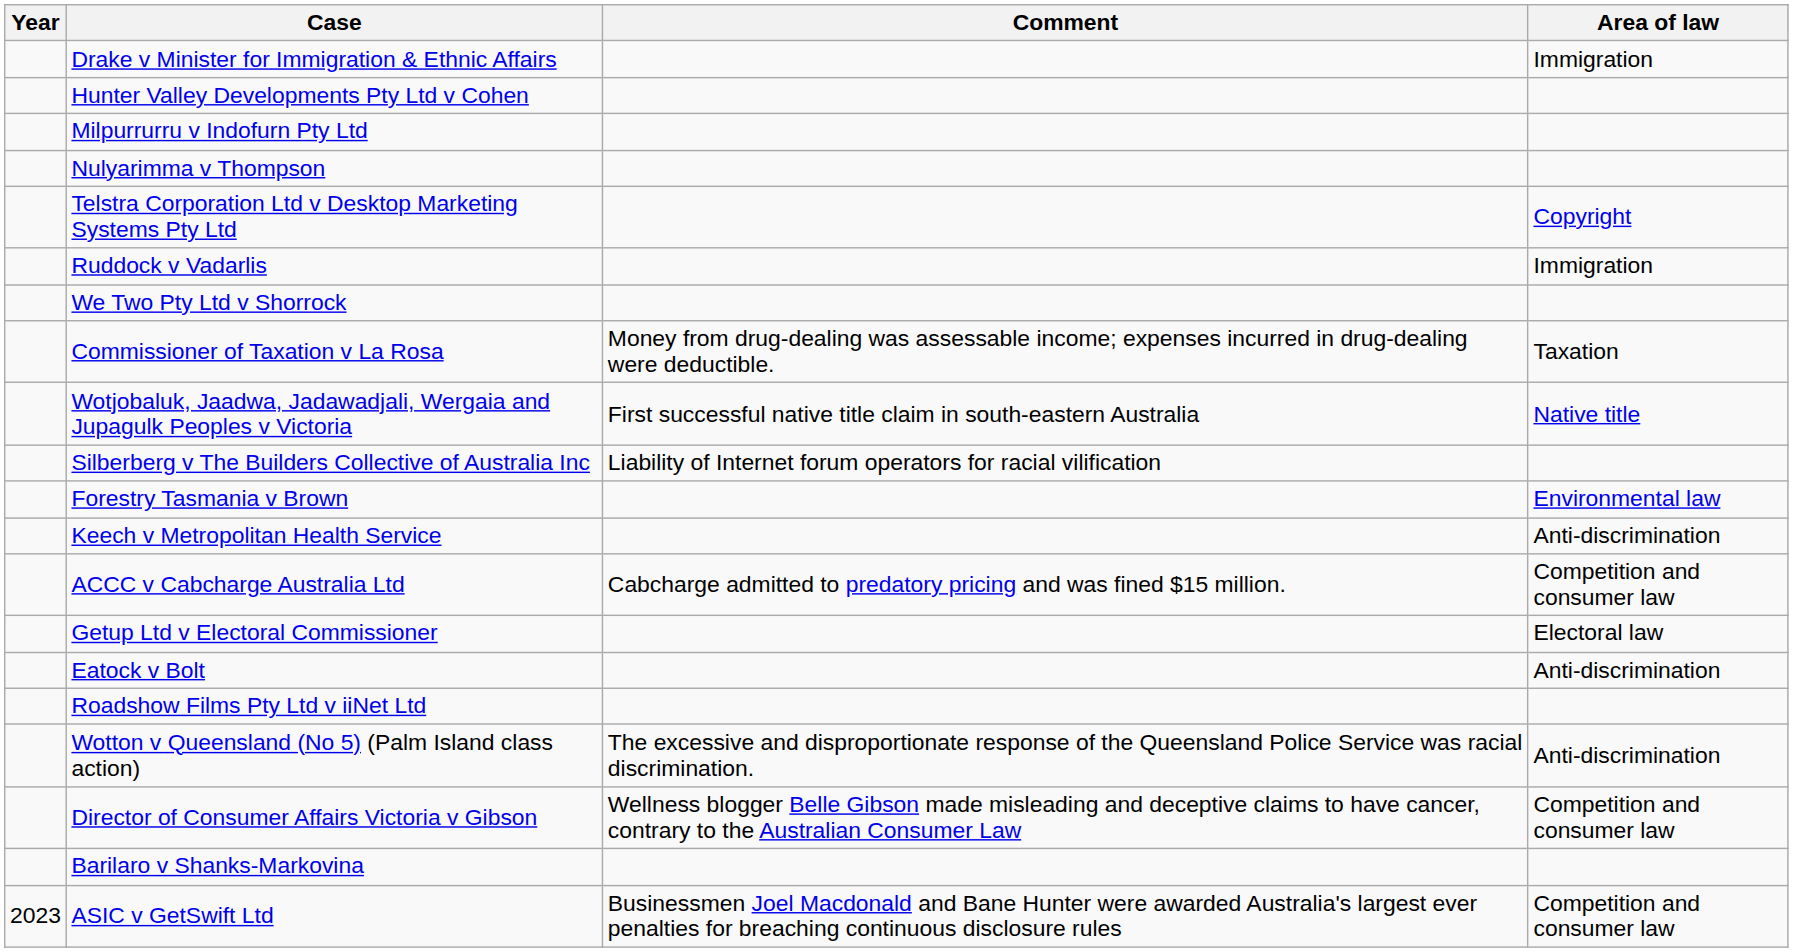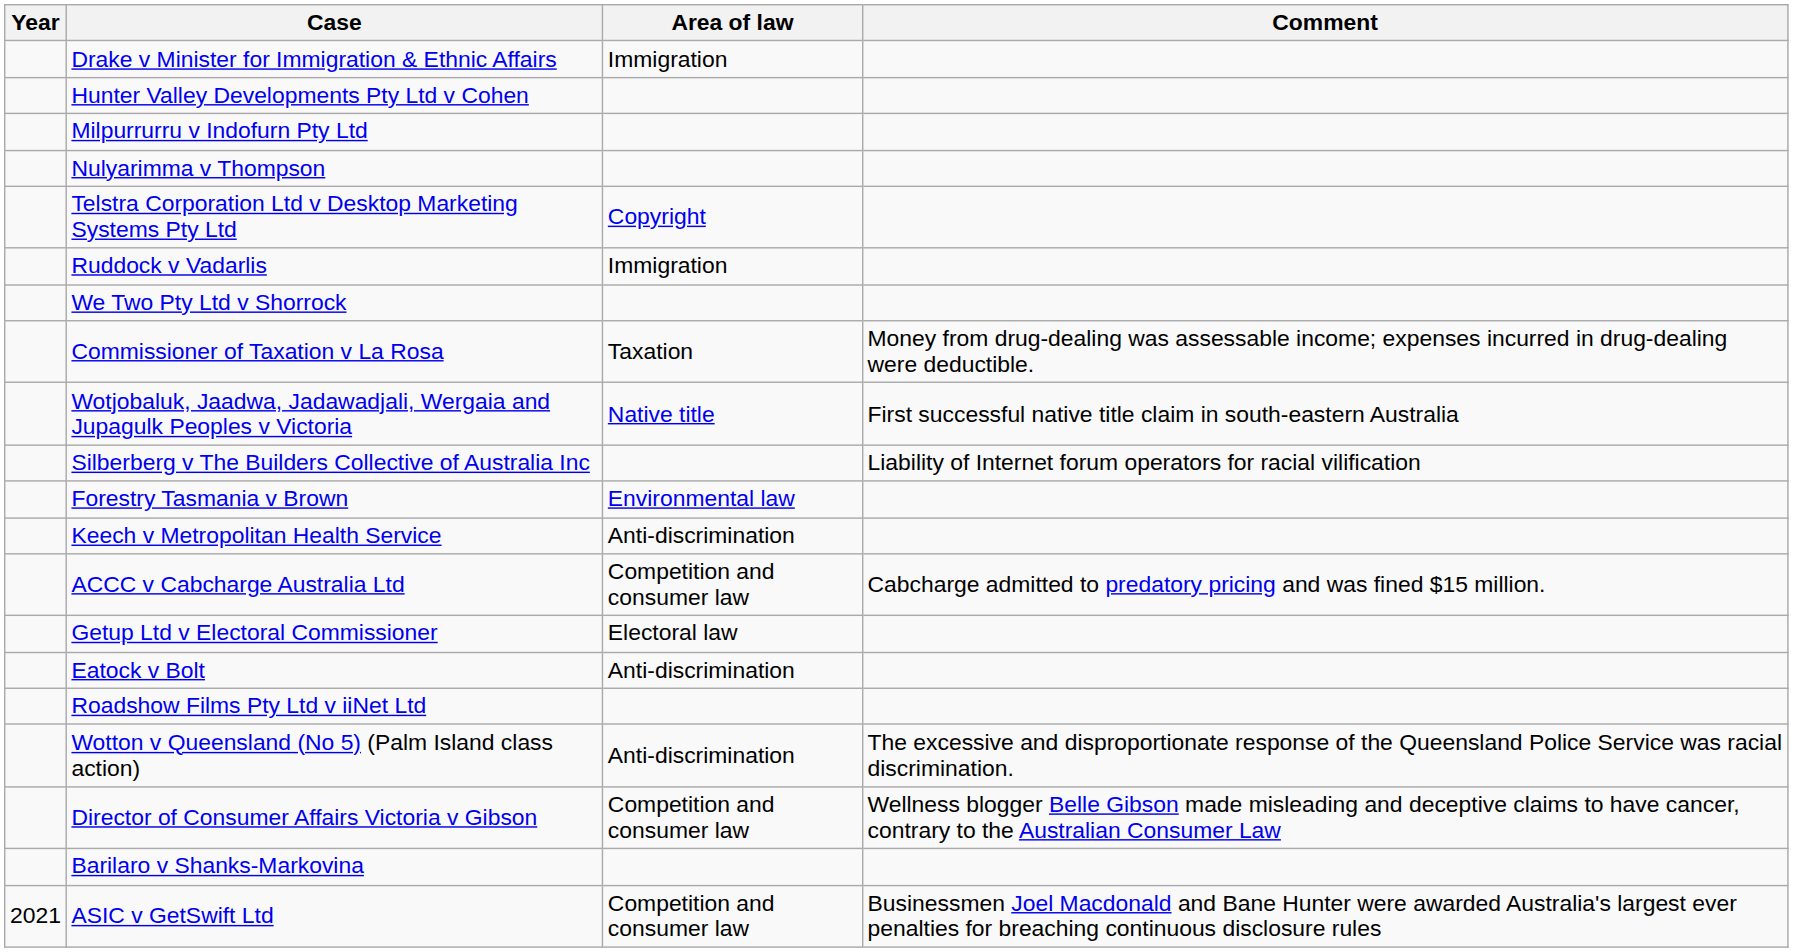columns swapped: (1658, 22) <-> (1065, 22)
(35, 915) 2023 -> (35, 915) 2021
